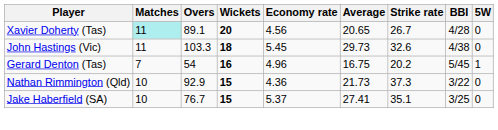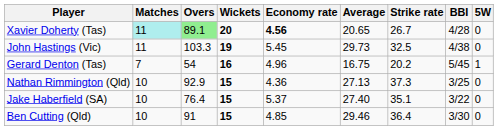(194, 30) no background -> (194, 30) lightgreen background
(276, 30) normal -> (276, 30) bold
(226, 47) 18 -> (226, 47) 19
(401, 47) 32.6 -> (401, 47) 32.5
(356, 82) 21.73 -> (356, 82) 27.13
(459, 82) 3/22 -> (459, 82) 3/25
(194, 99) 76.7 -> (194, 99) 76.4
(356, 99) 27.41 -> (356, 99) 27.40
(459, 99) 3/25 -> (459, 99) 3/22
+ row: (49, 116)
